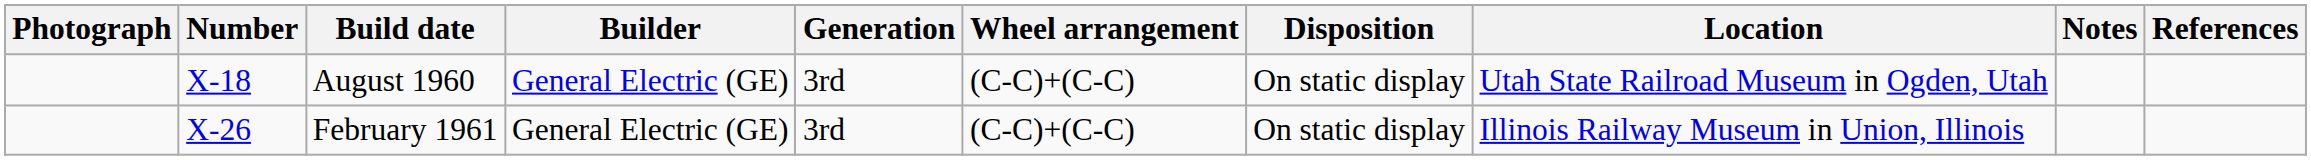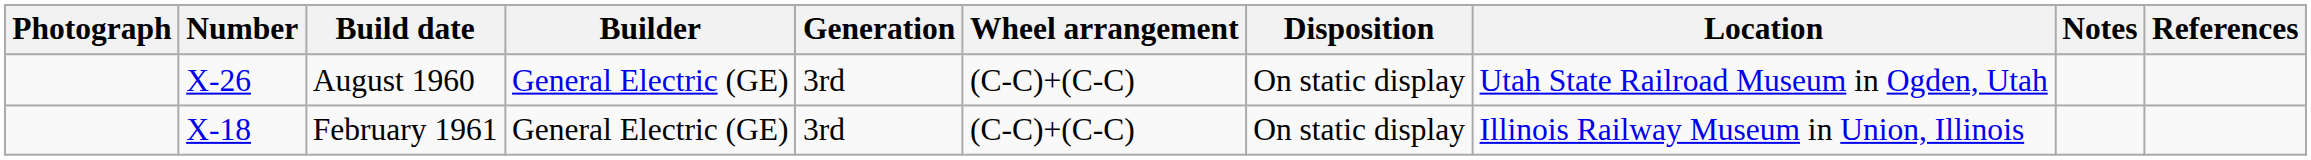(219, 79) X-18 -> (219, 79) X-26
(219, 129) X-26 -> (219, 129) X-18
